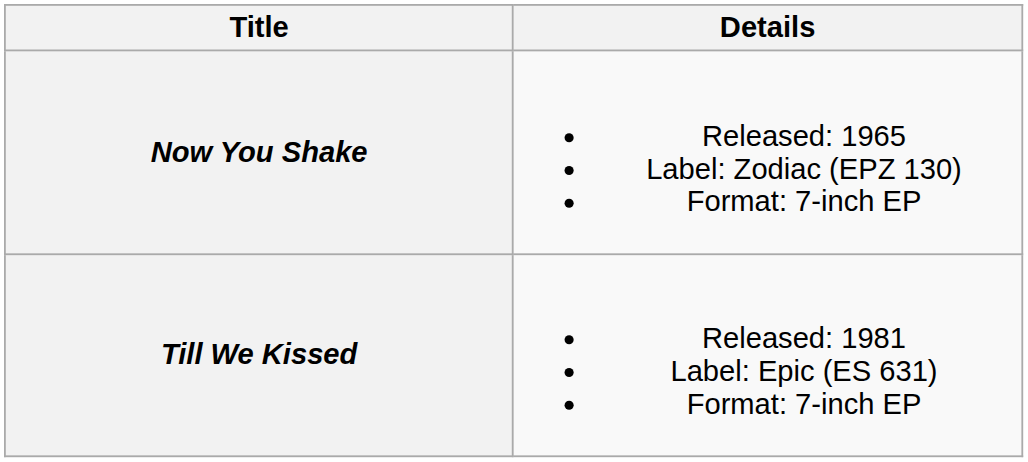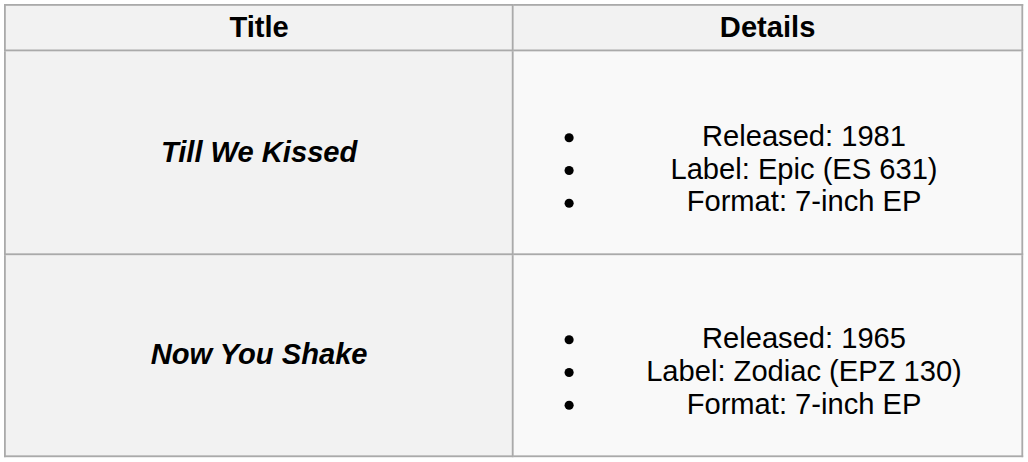rows swapped: (259, 152) <-> (259, 354)
